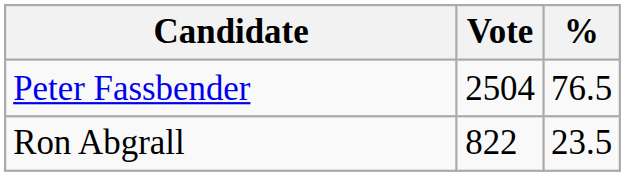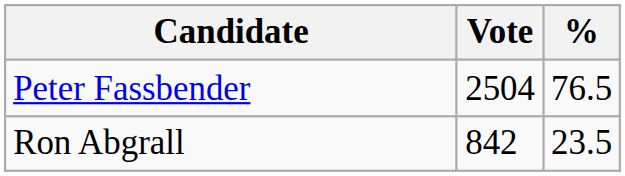(491, 142) 822 -> (491, 142) 842
